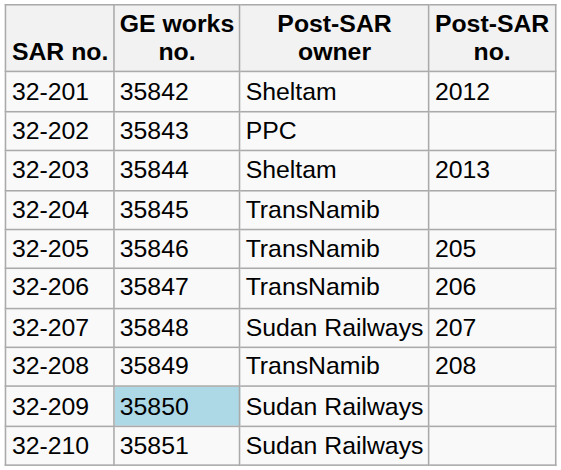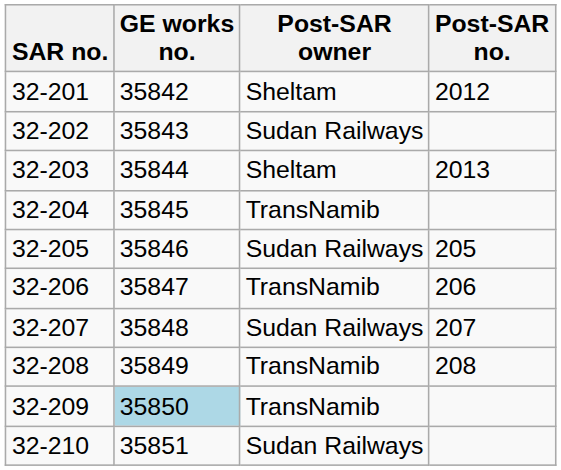(271, 130) PPC -> (335, 130) Sudan Railways
(313, 248) TransNamib -> (335, 248) Sudan Railways
(335, 406) Sudan Railways -> (313, 406) TransNamib
